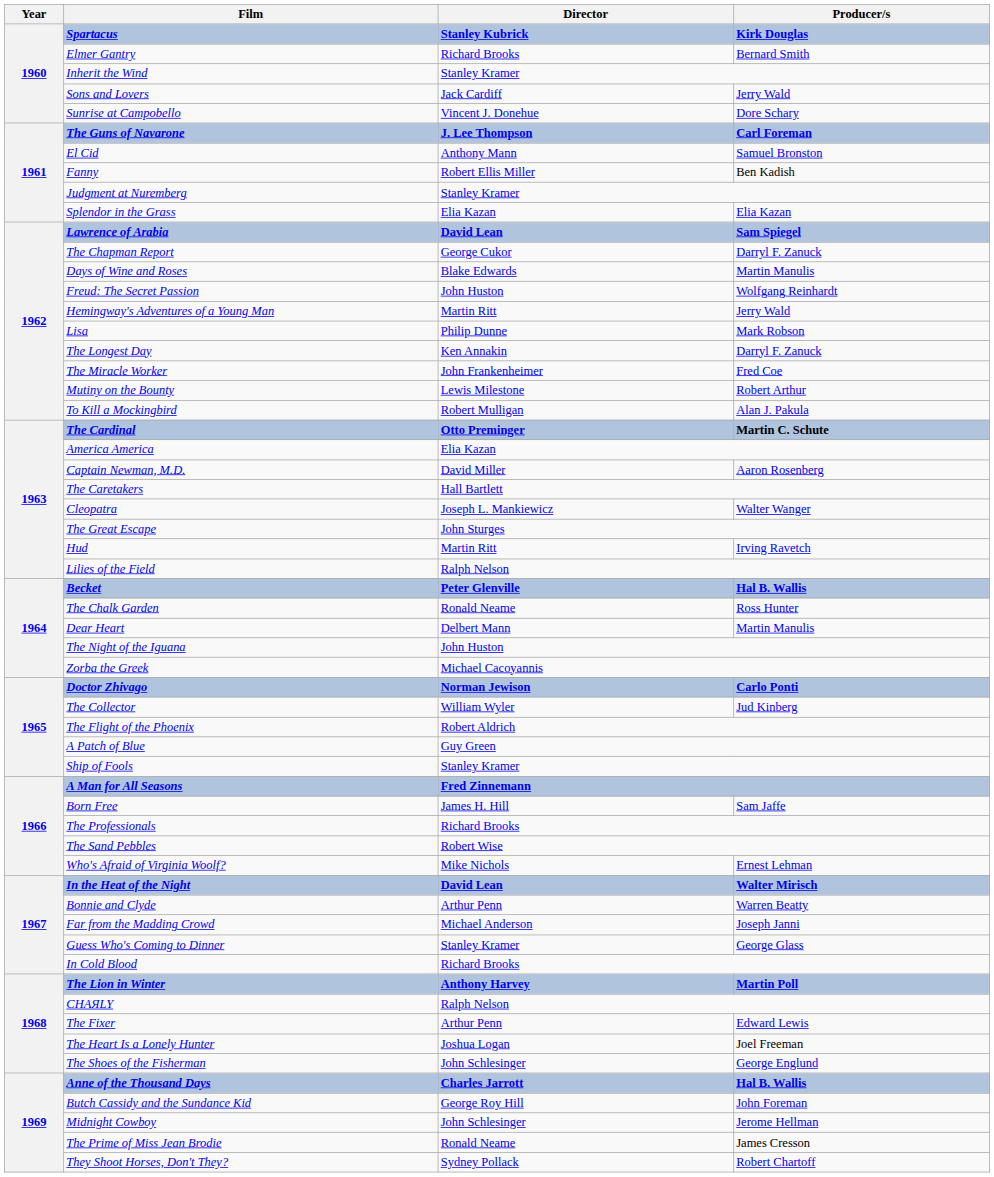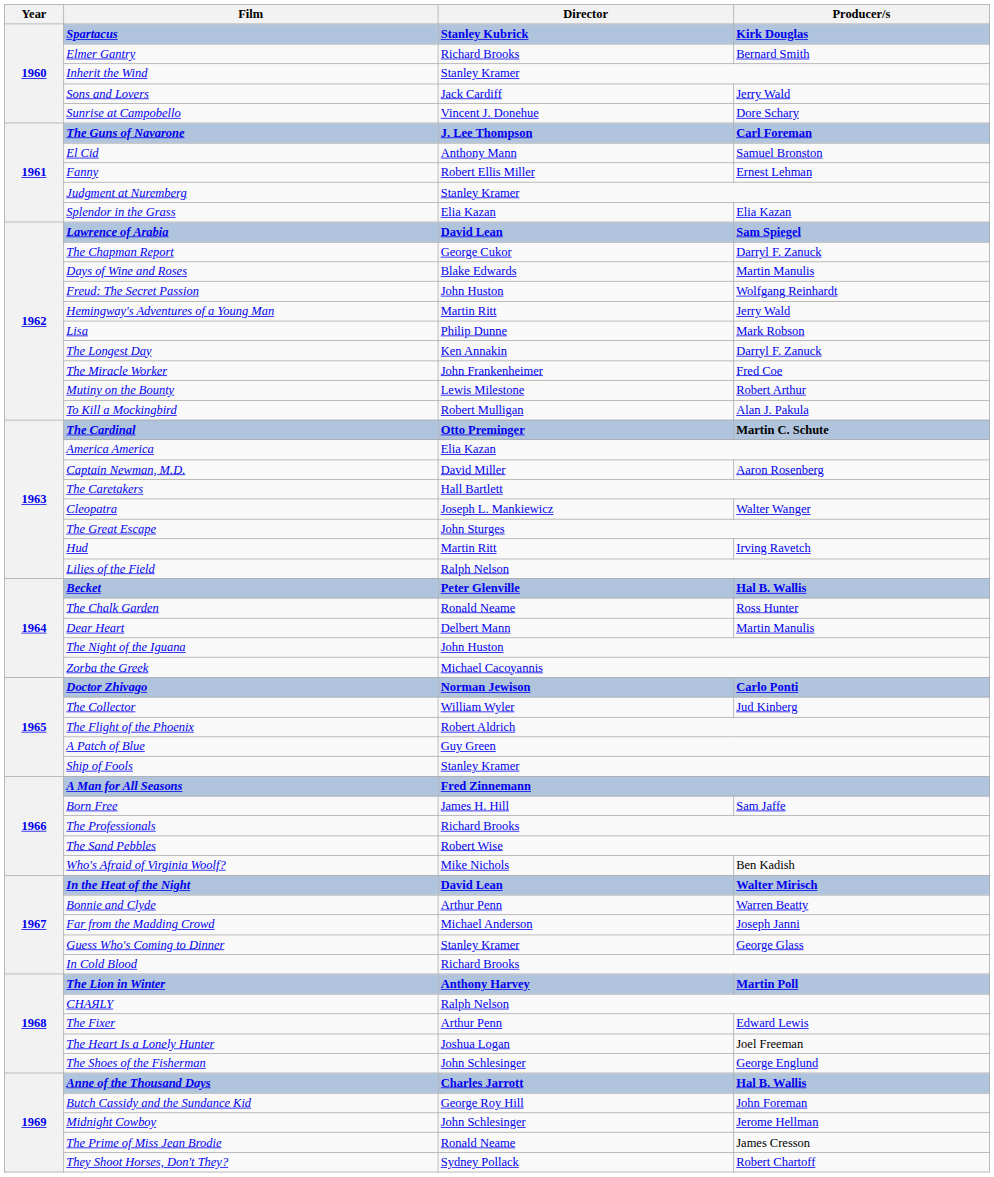(766, 172) Ben Kadish -> (774, 172) Ernest Lehman
(774, 865) Ernest Lehman -> (766, 865) Ben Kadish
